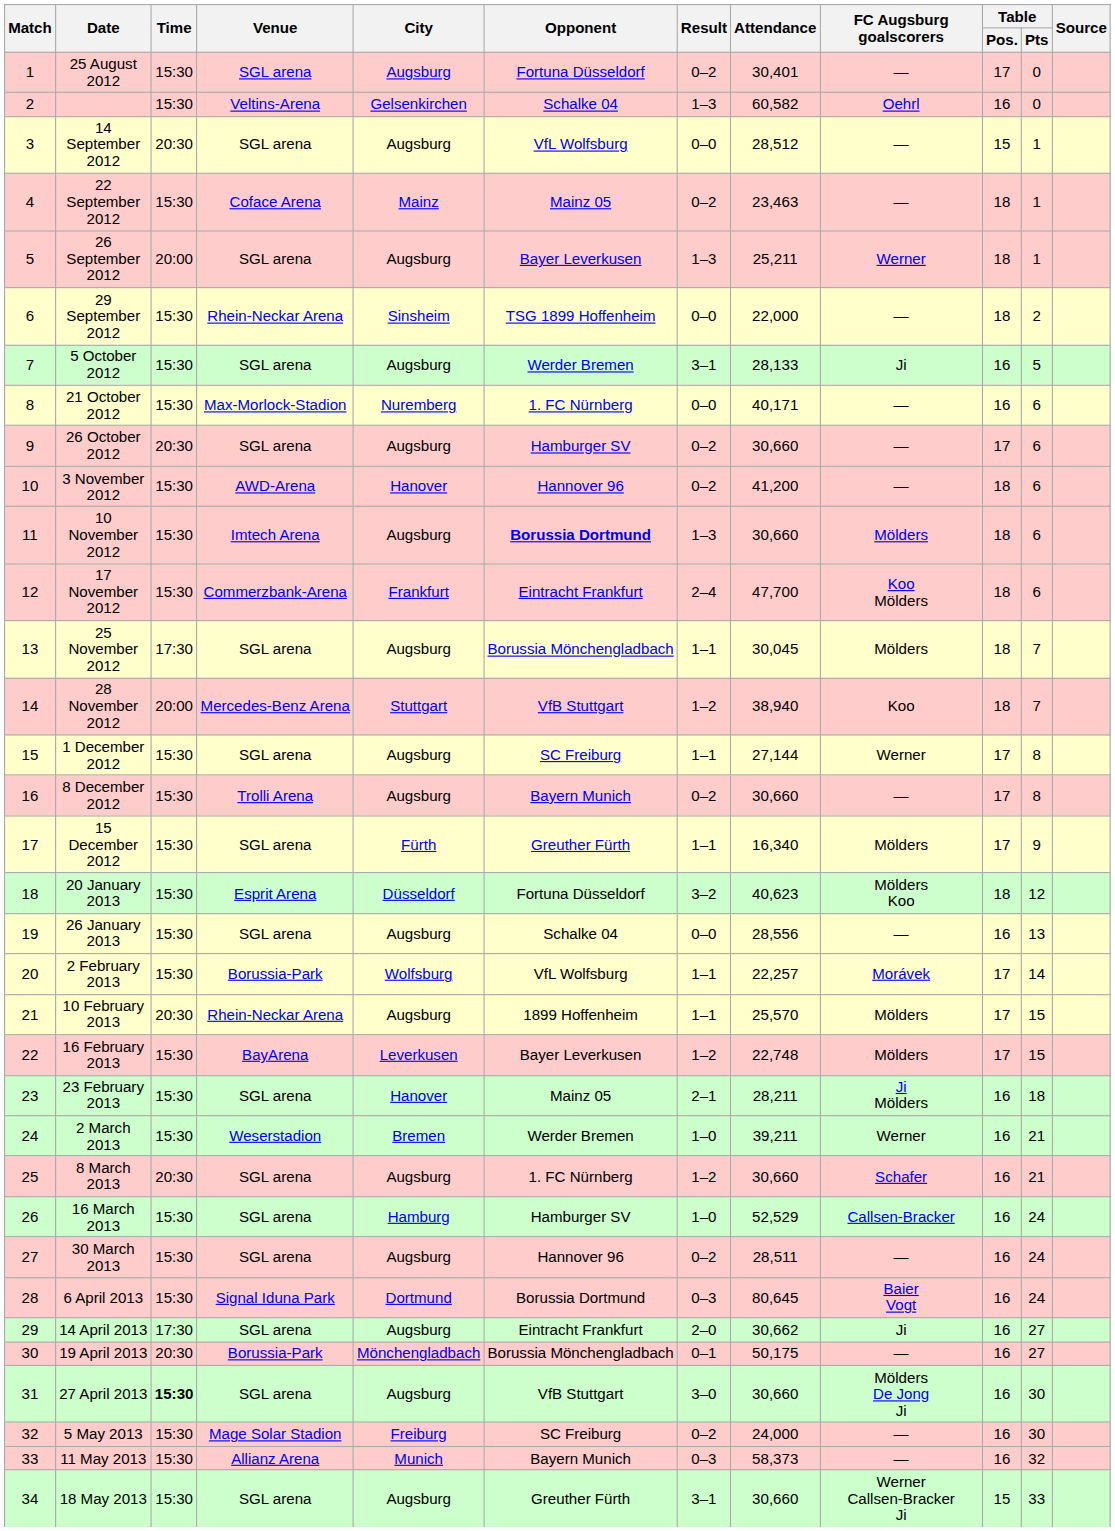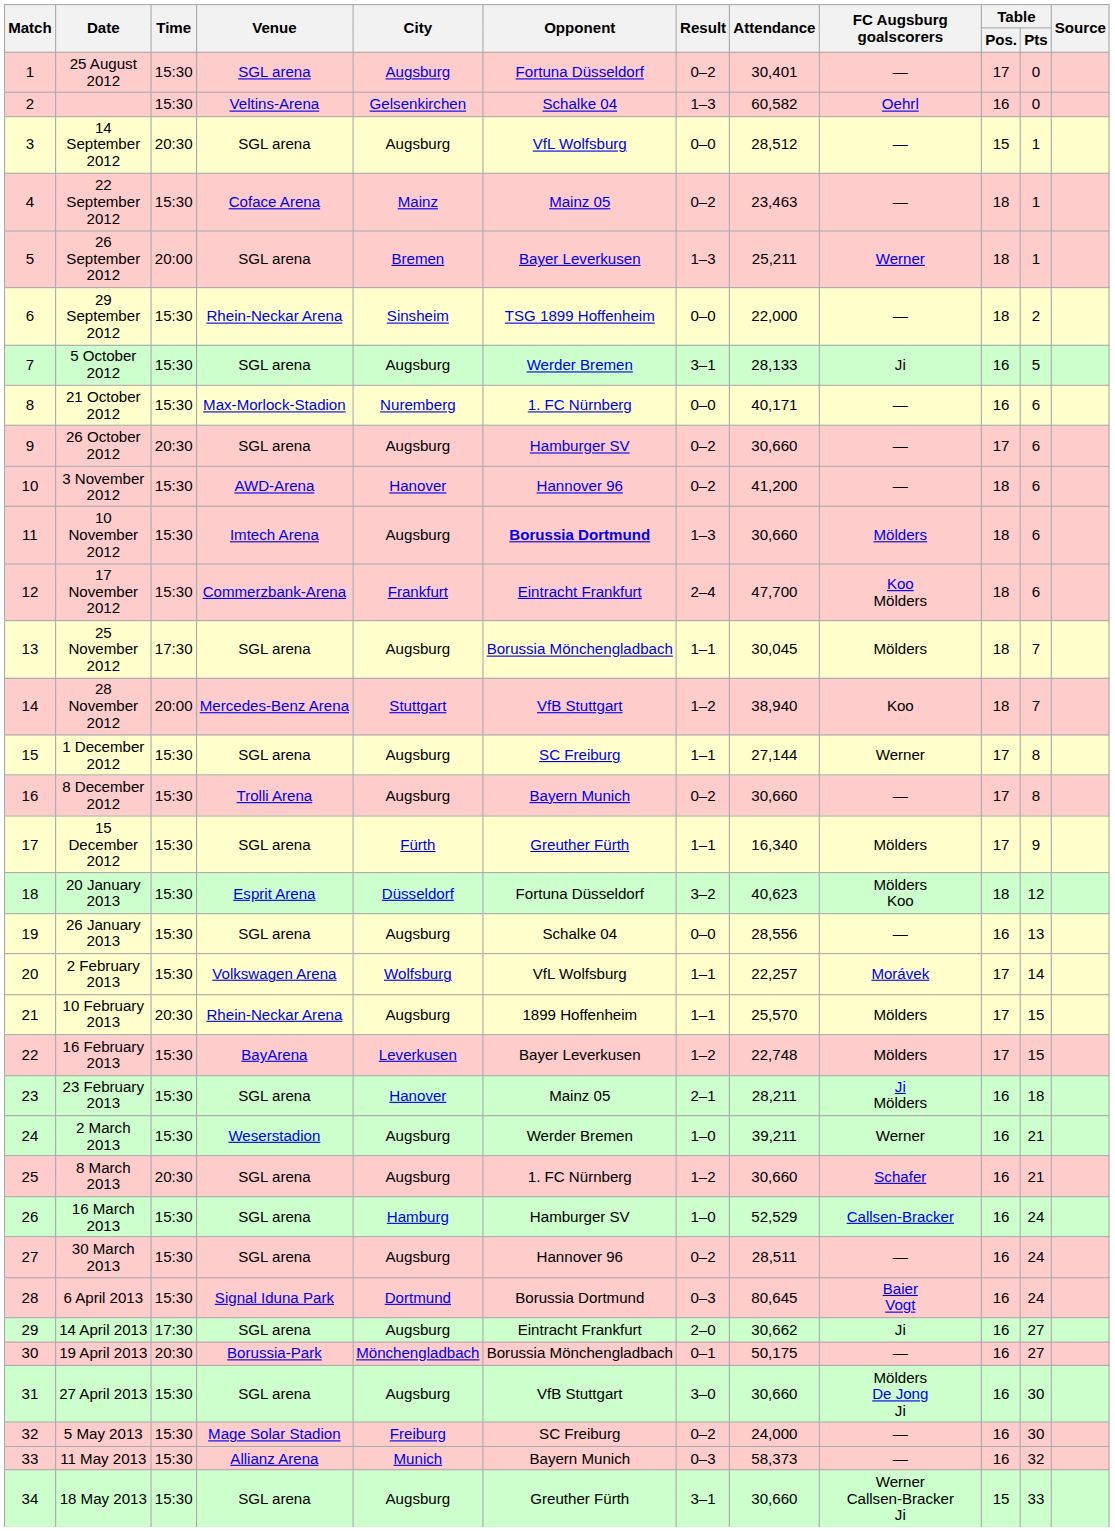(419, 259) Augsburg -> (418, 259) Bremen
(275, 974) Borussia-Park -> (274, 974) Volkswagen Arena
(419, 1135) Bremen -> (418, 1135) Augsburg
(174, 1394) bold -> (174, 1394) normal
